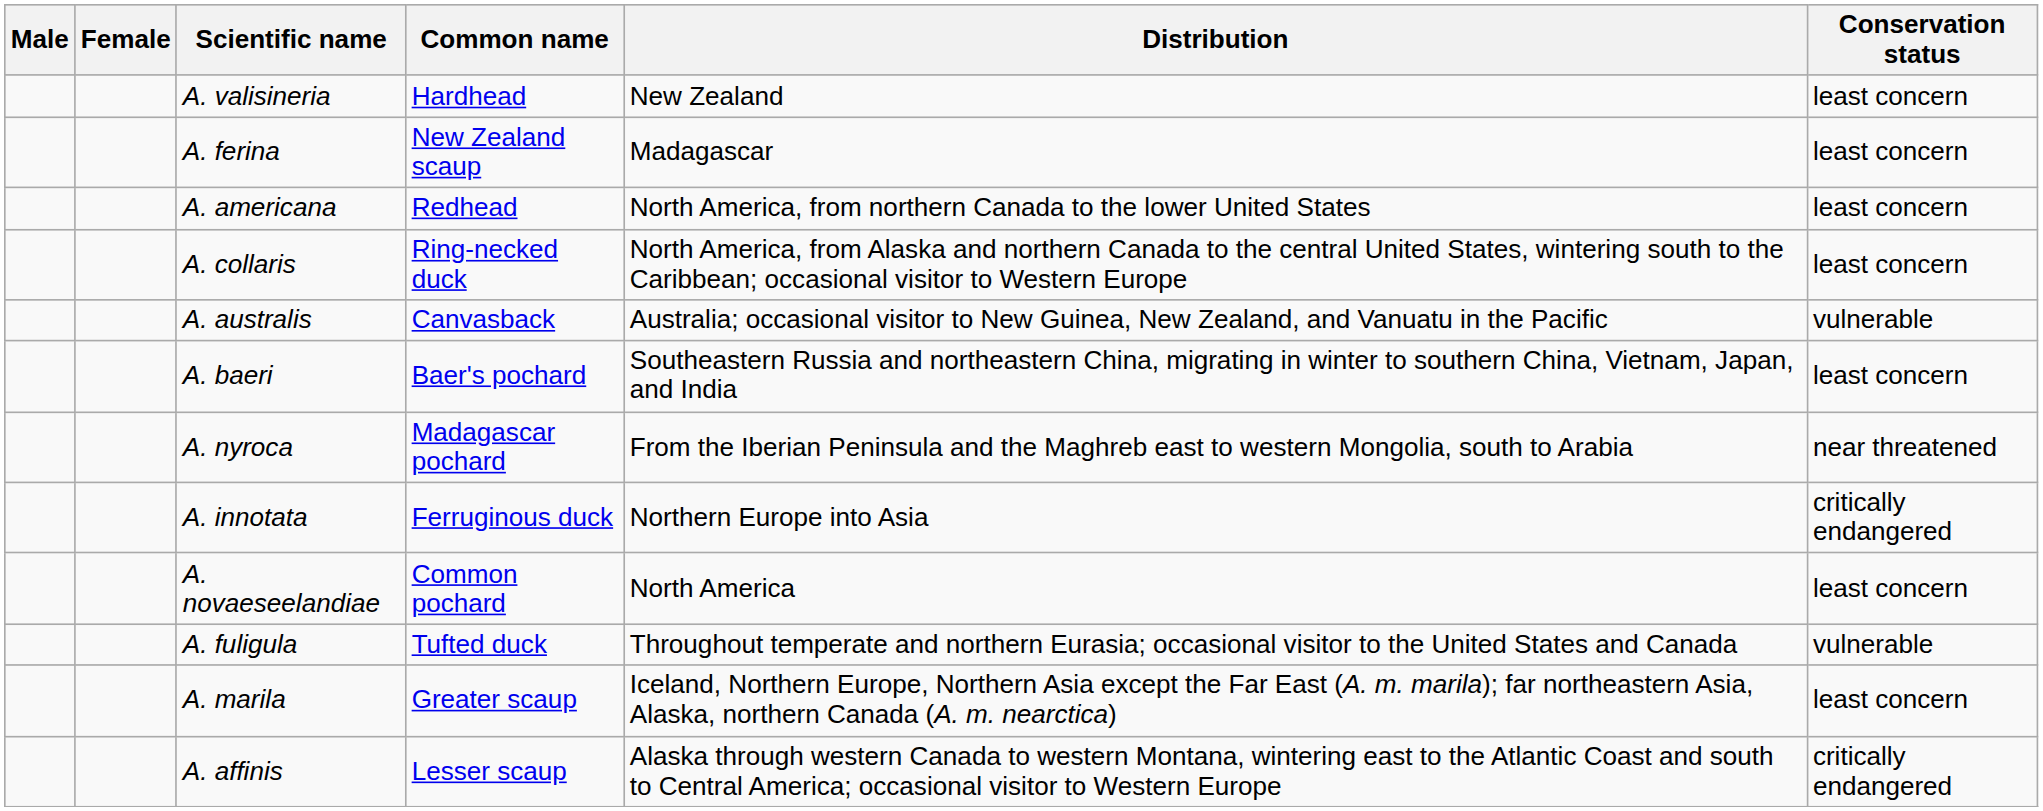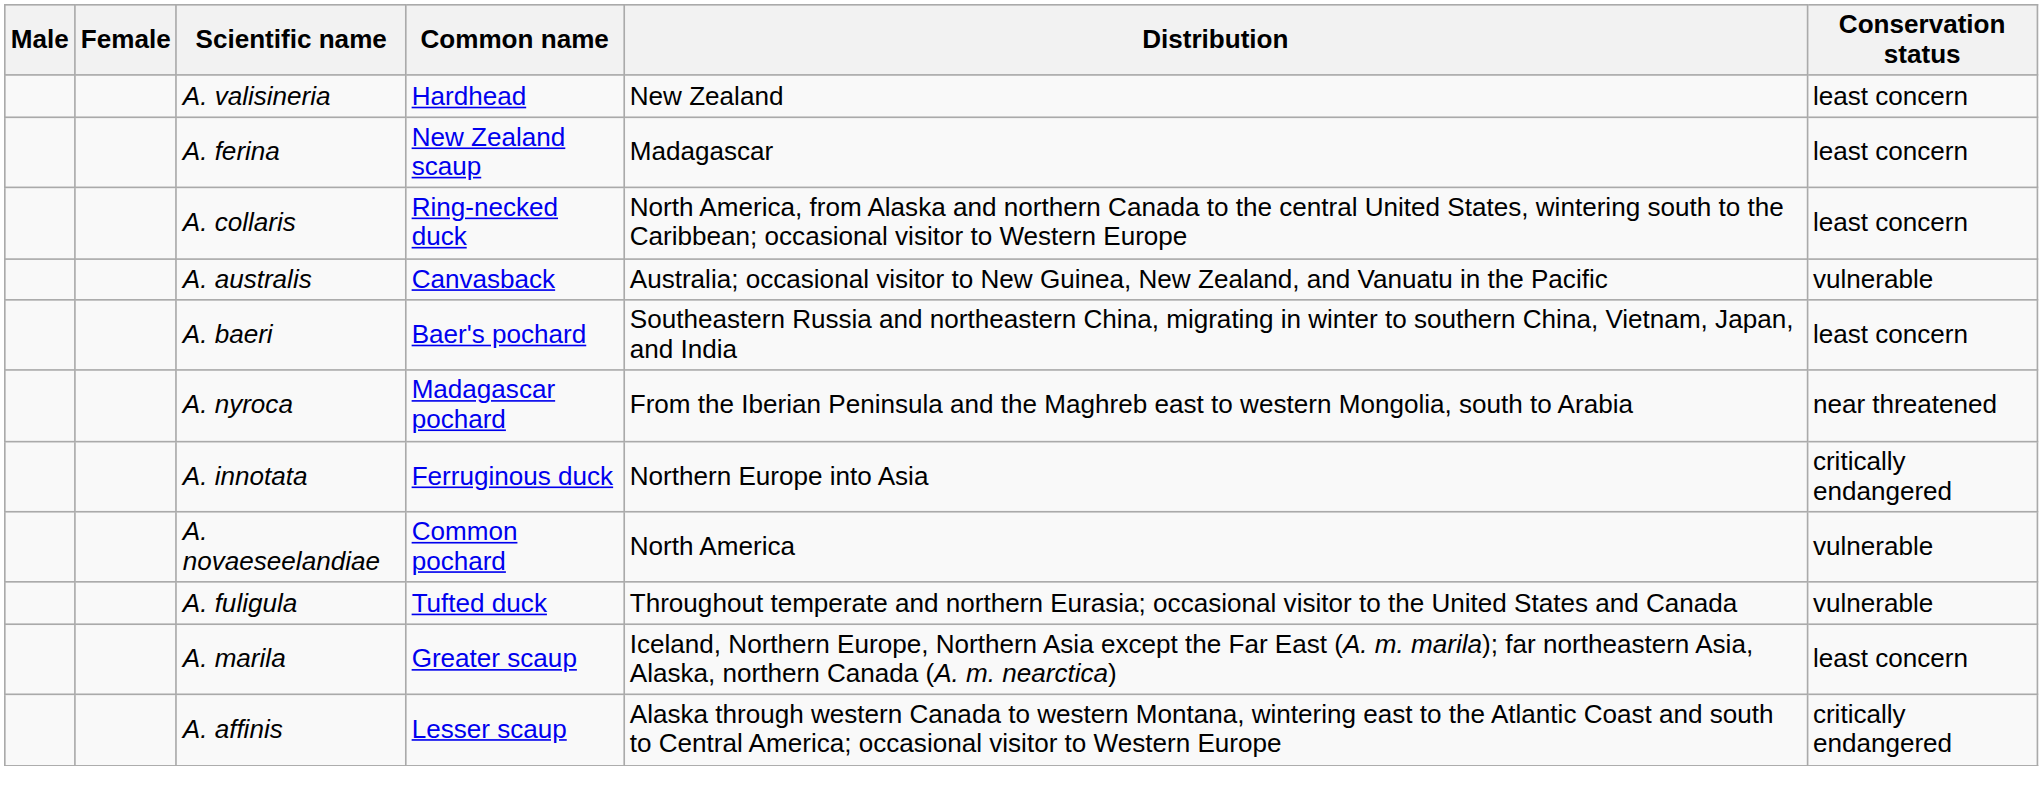- row: (260, 207)
(1890, 588) least concern -> (1873, 546) vulnerable
